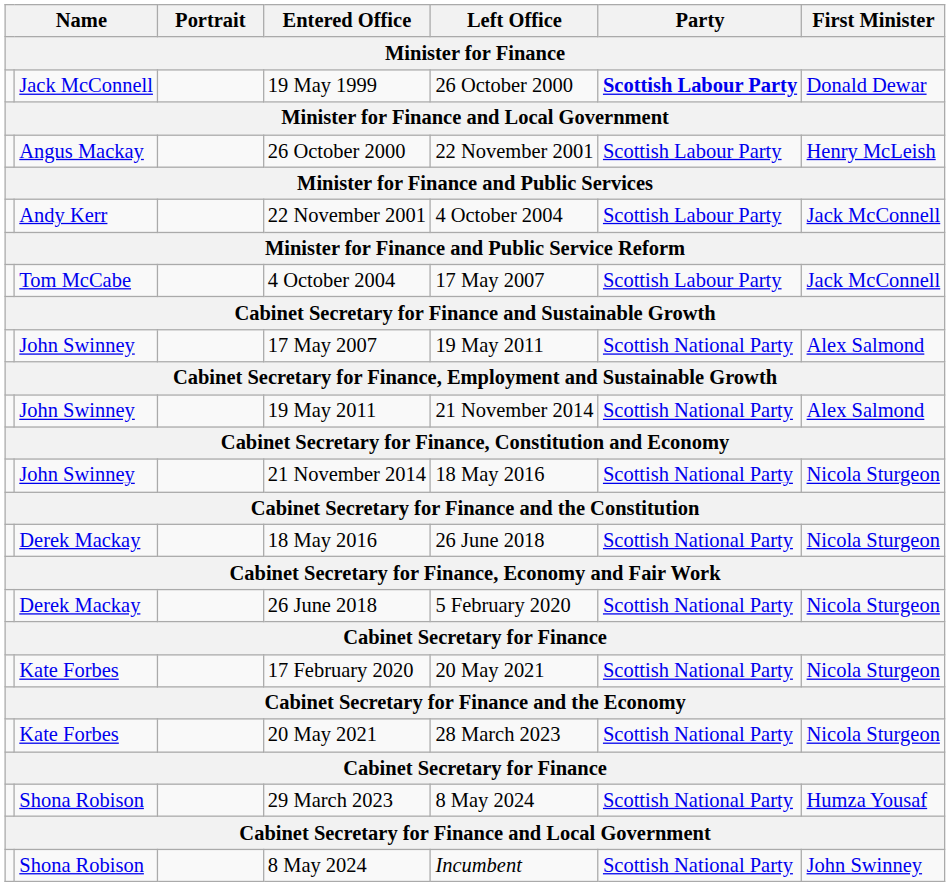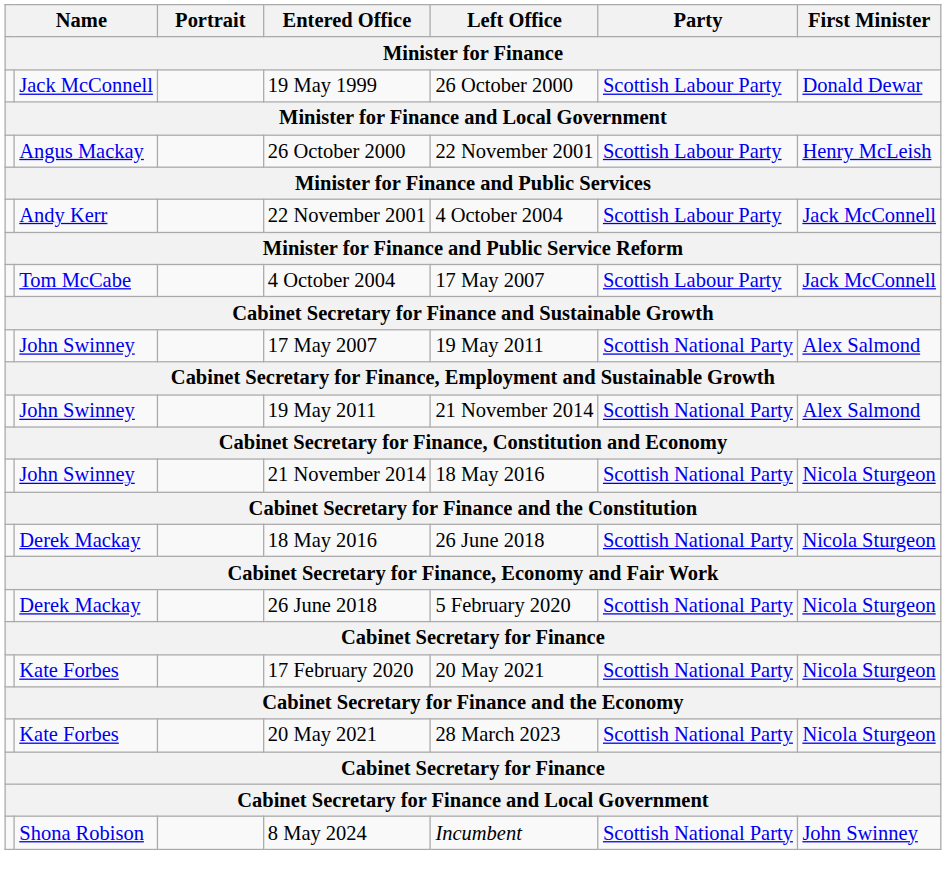(700, 85) bold -> (692, 85) normal
- row: (330, 800)
